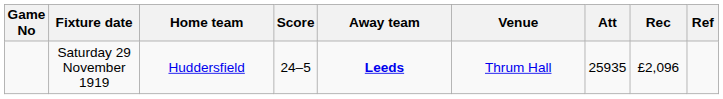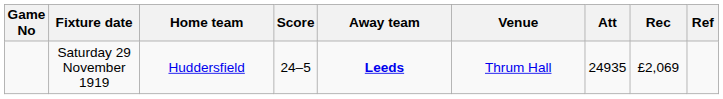(607, 67) 25935 -> (607, 67) 24935
(658, 67) £2,096 -> (658, 67) £2,069
